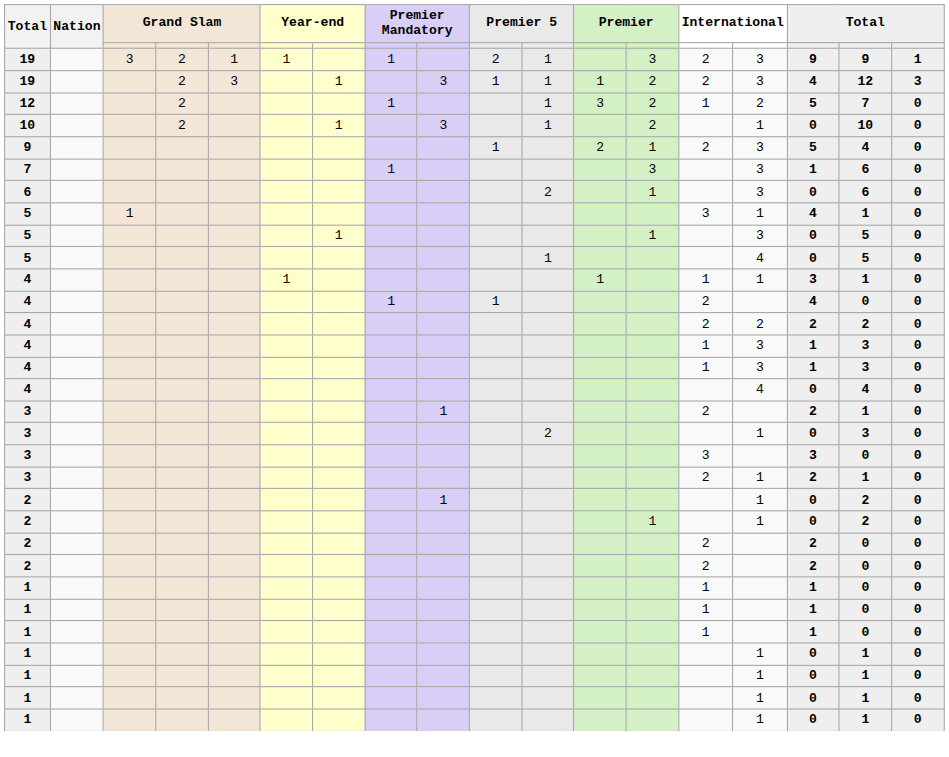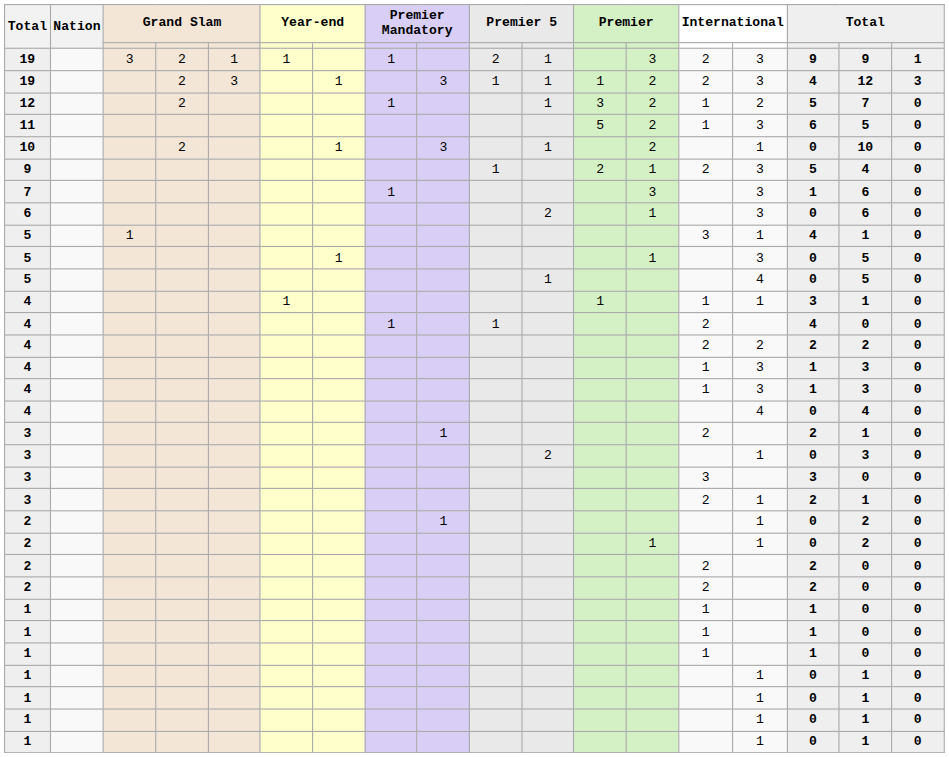+ row: (27, 125)
